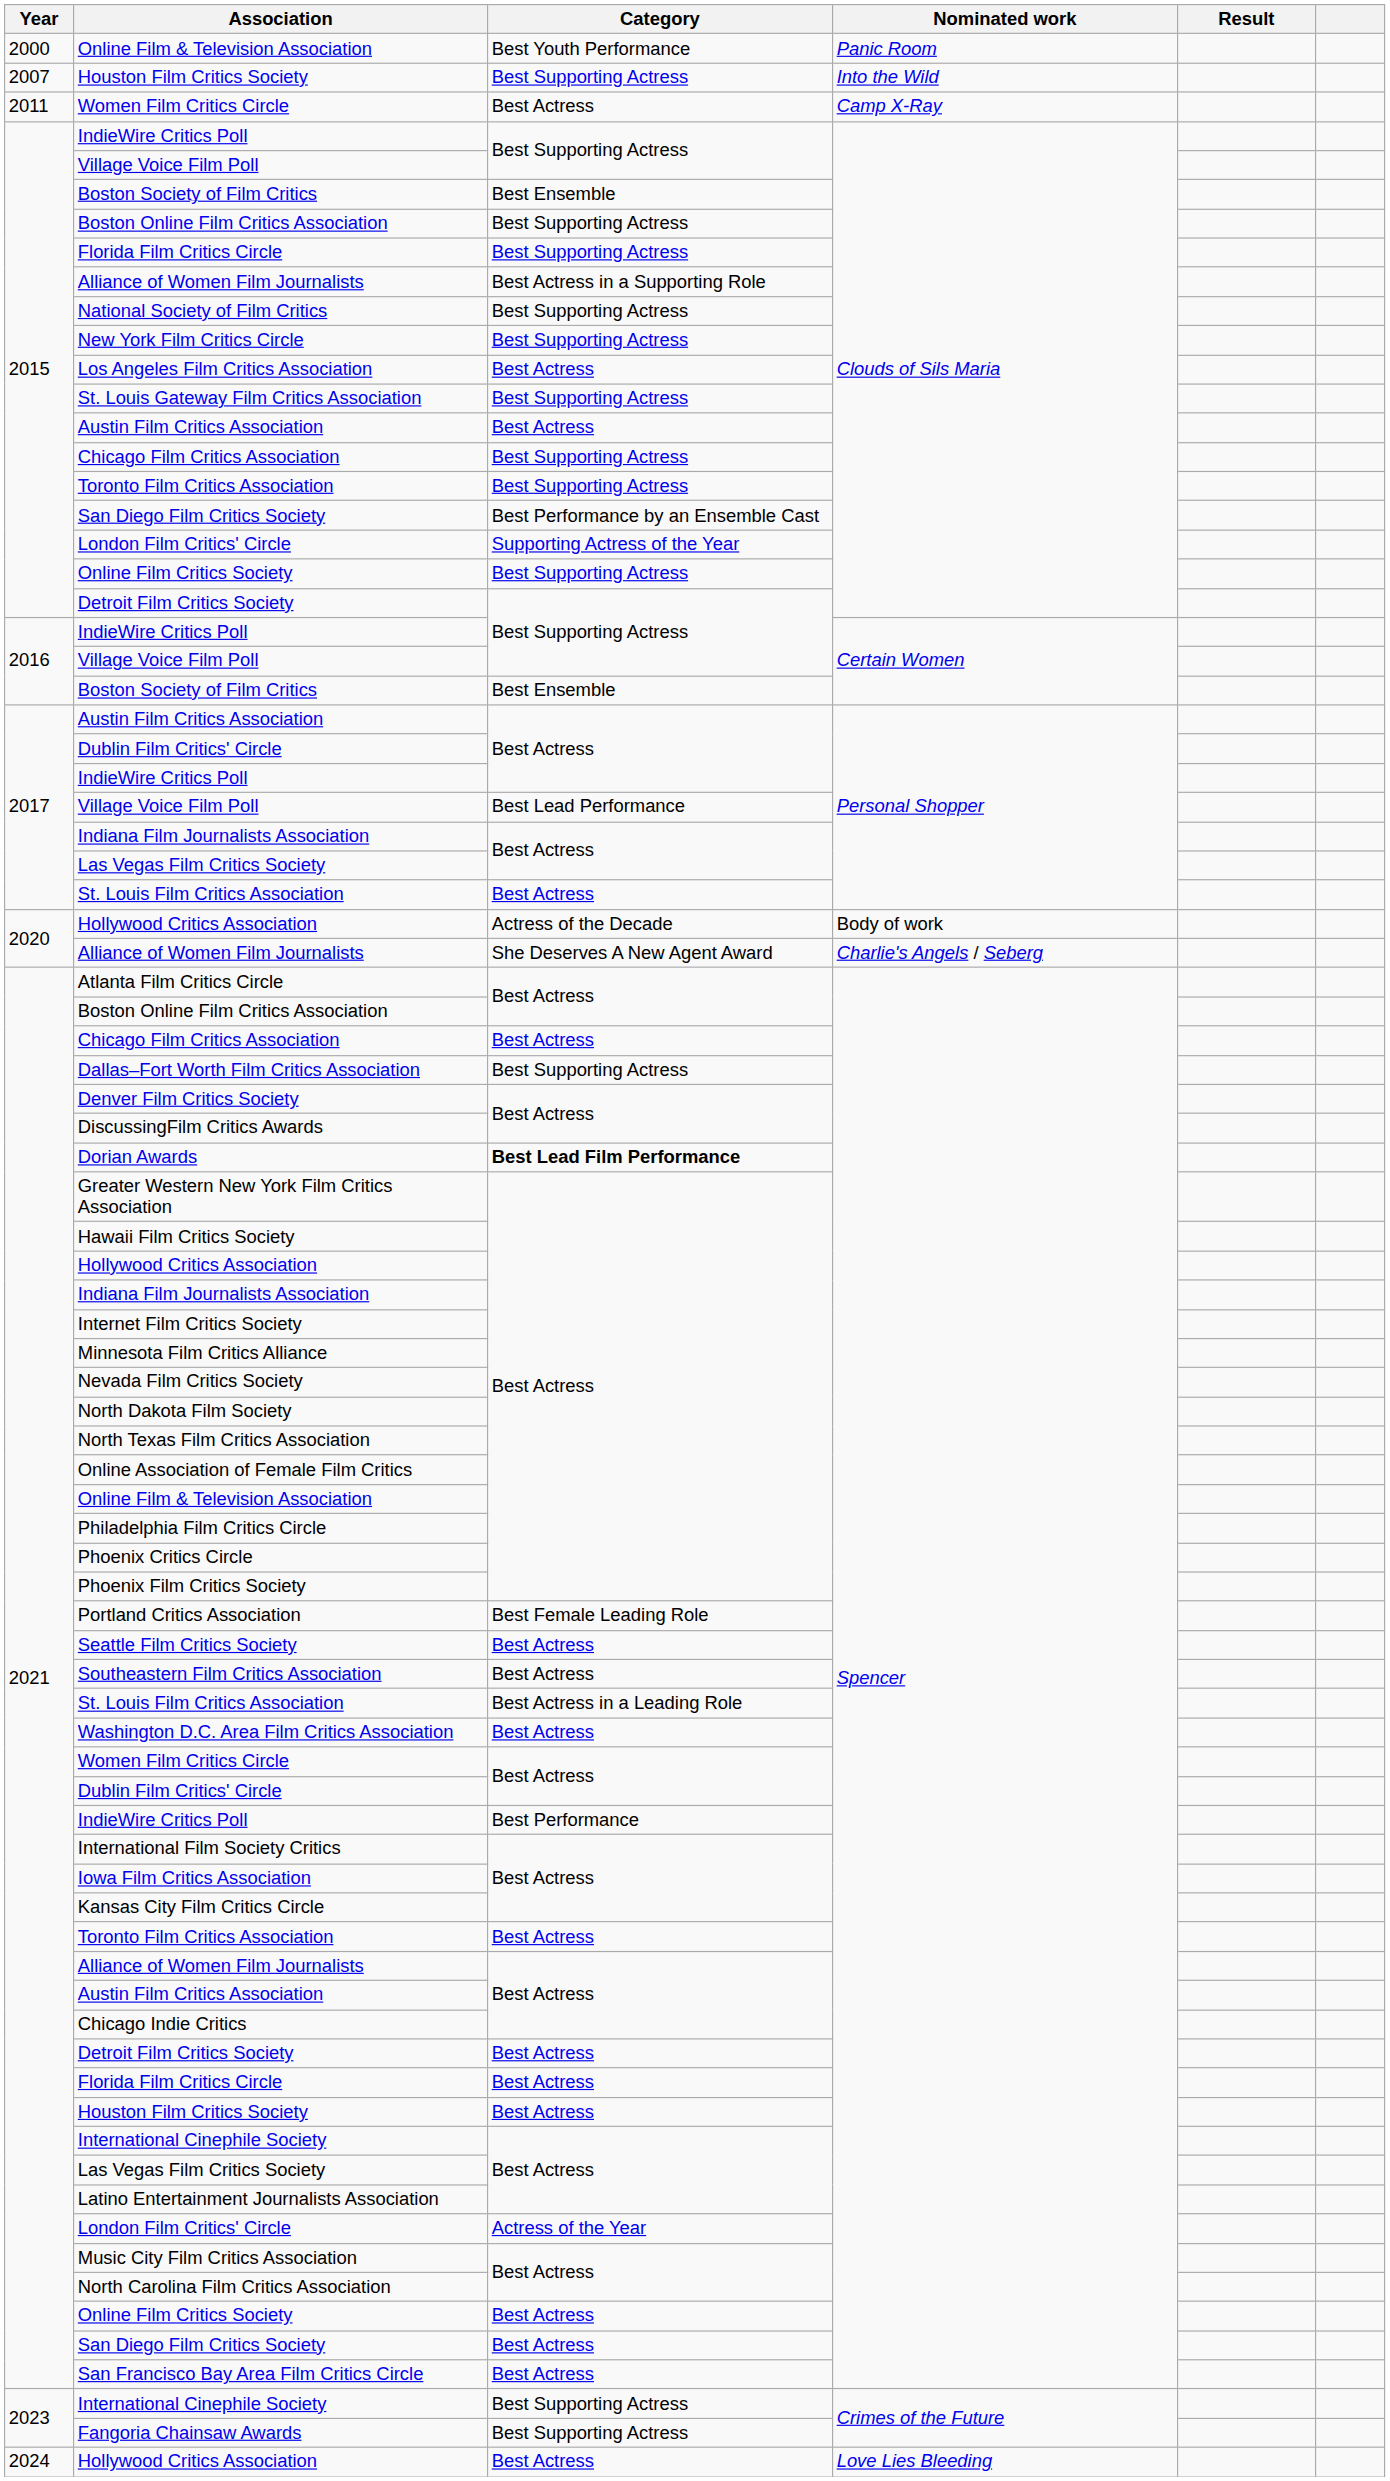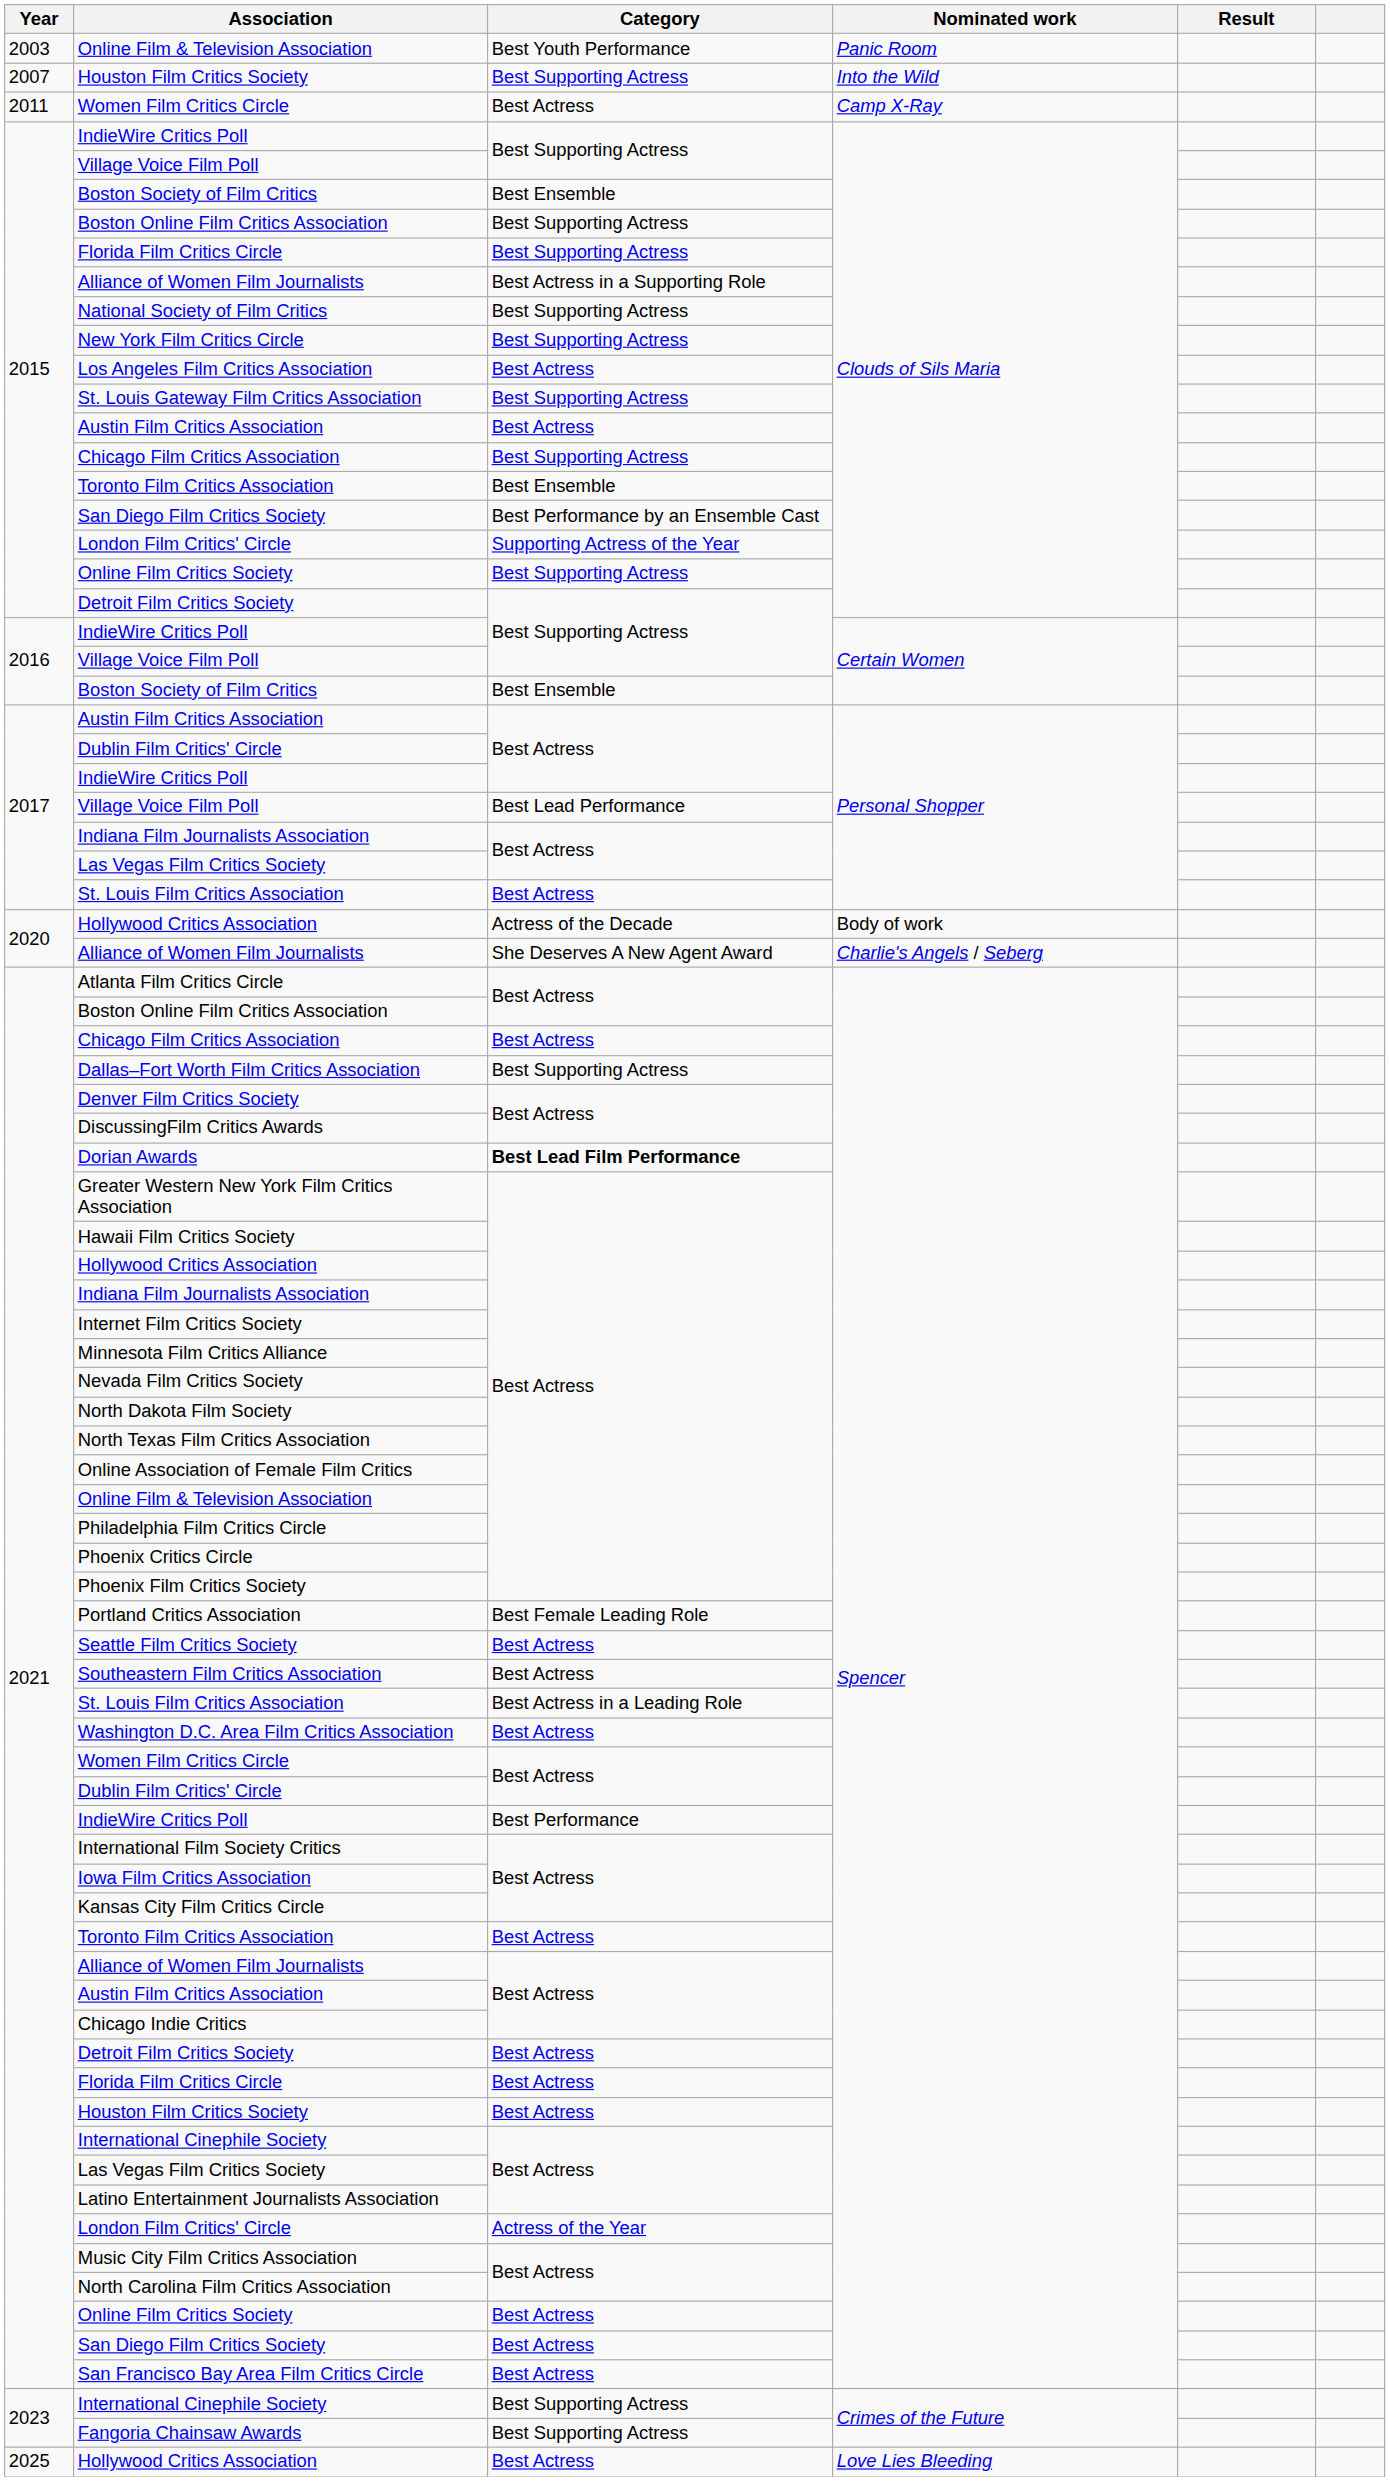(29, 48) 2000 -> (29, 48) 2003
(590, 485) Best Supporting Actress -> (554, 485) Best Ensemble
(29, 2461) 2024 -> (29, 2461) 2025
